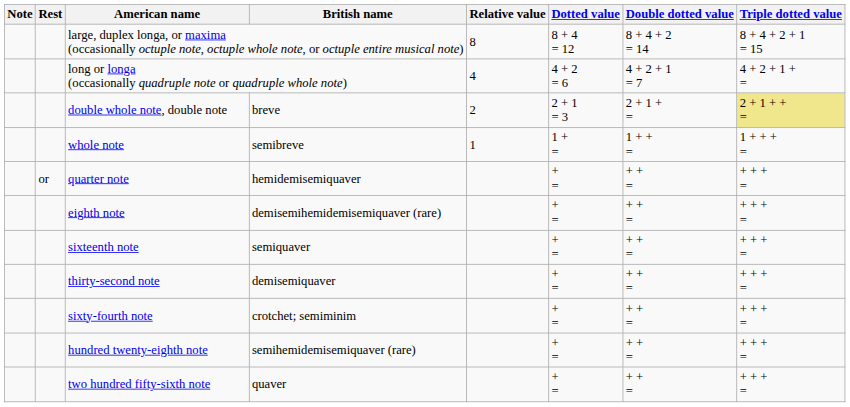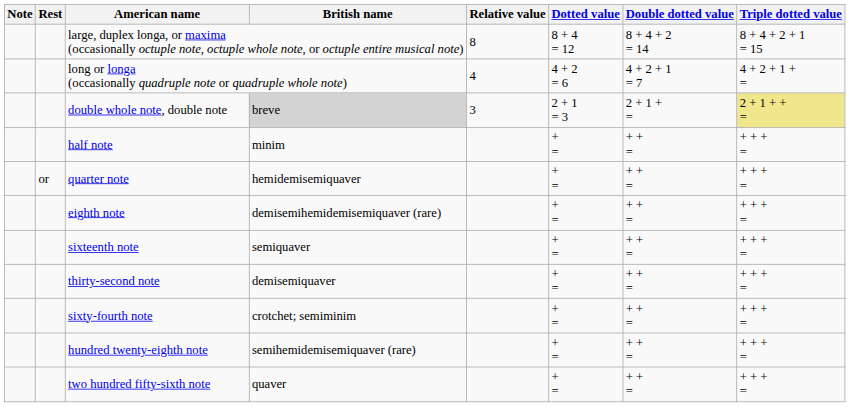(266, 110) no background -> (266, 110) lightgrey background
(473, 110) 2 -> (473, 110) 3
- row: (96, 144)
+ row: (90, 144)
